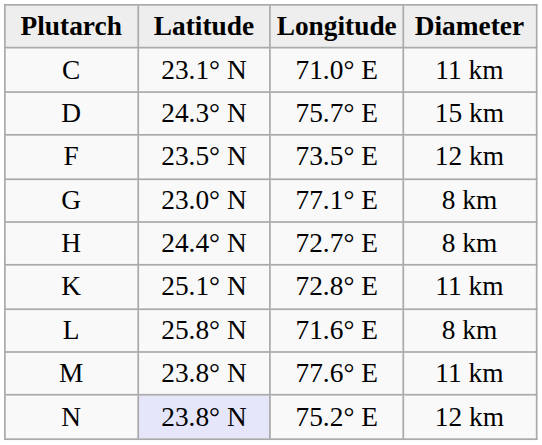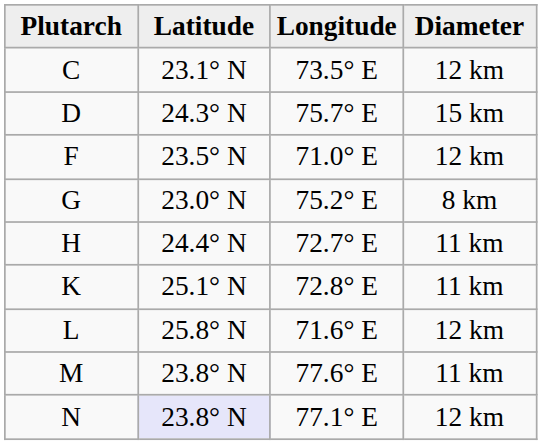(337, 69) 71.0° E -> (337, 69) 73.5° E
(469, 69) 11 km -> (469, 69) 12 km
(337, 156) 73.5° E -> (337, 156) 71.0° E
(337, 199) 77.1° E -> (337, 199) 75.2° E
(469, 243) 8 km -> (469, 243) 11 km
(469, 329) 8 km -> (469, 329) 12 km
(337, 416) 75.2° E -> (337, 416) 77.1° E
